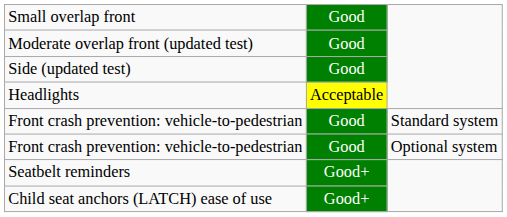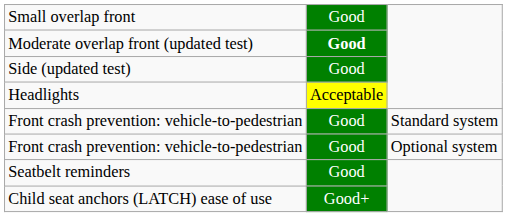(347, 43) normal -> (347, 43) bold
(347, 172) Good+ -> (347, 172) Good
